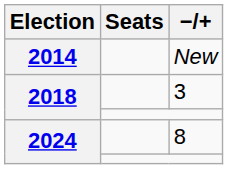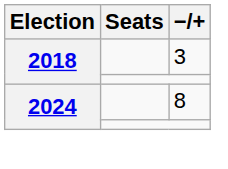- row: (52, 56)
